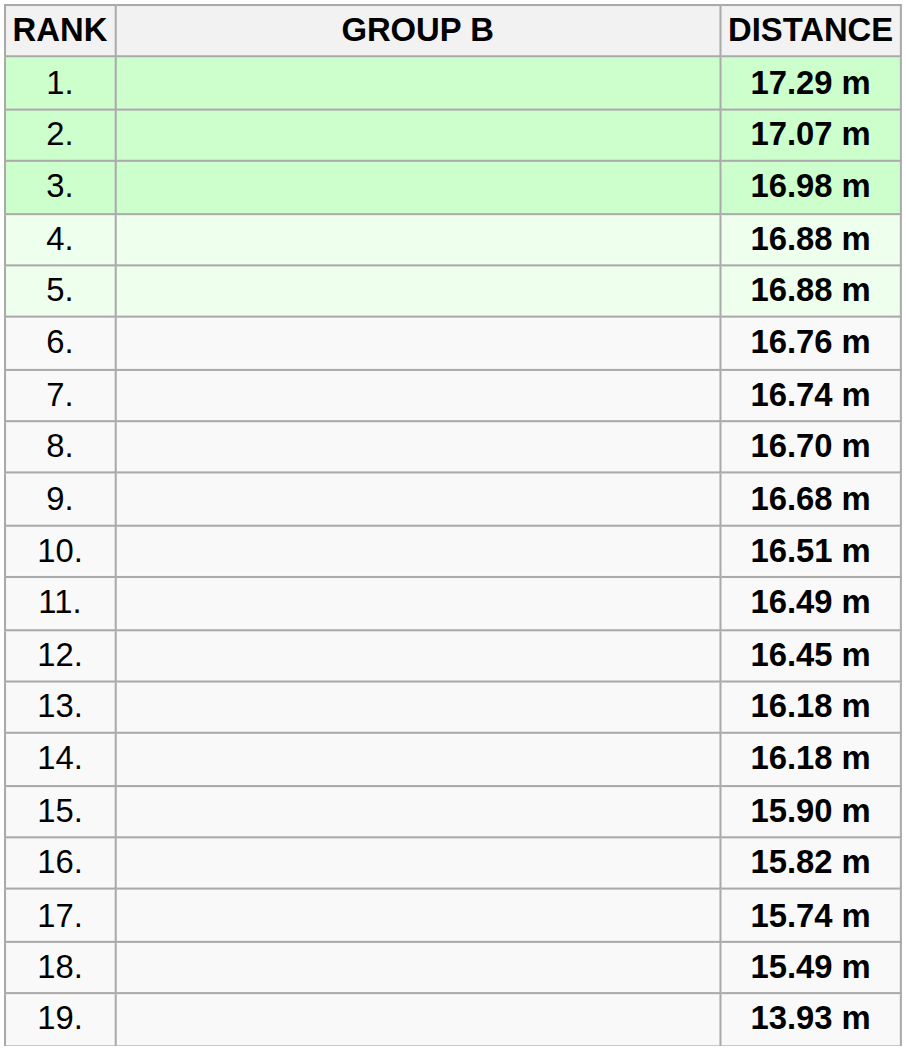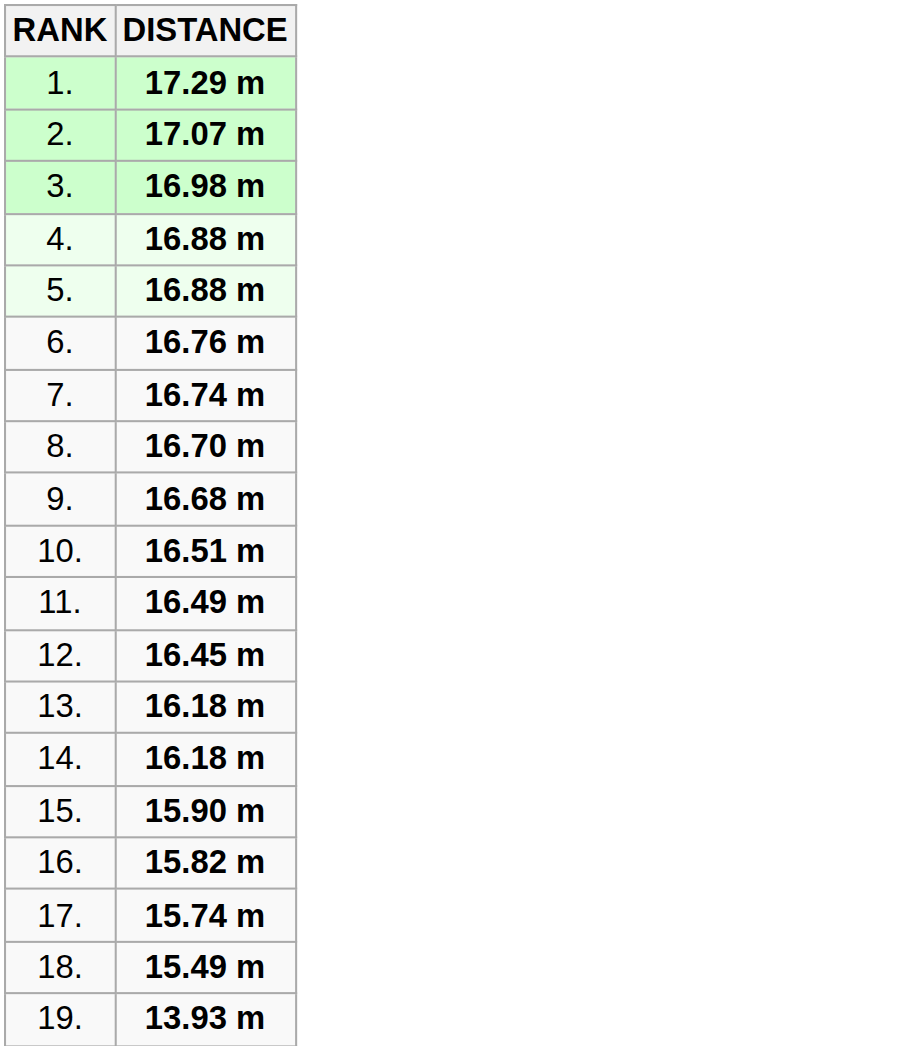- column: (418, 30)
